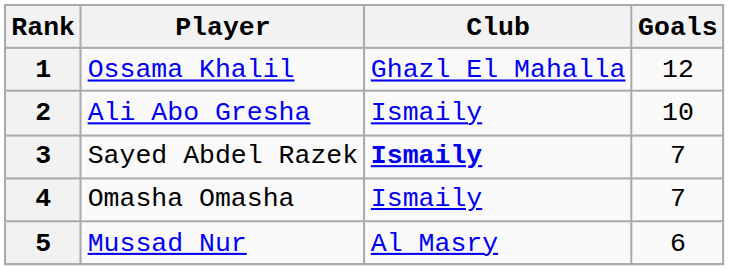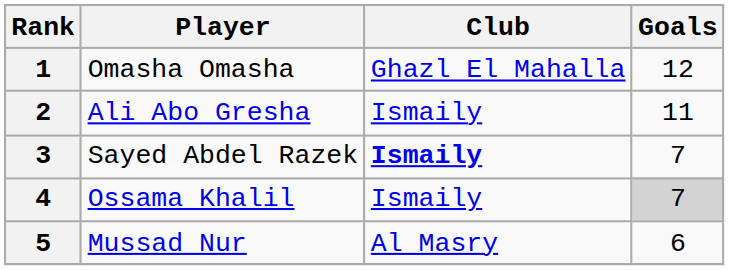(191, 70) Ossama Khalil -> (191, 70) Omasha Omasha
(678, 113) 10 -> (678, 113) 11
(191, 200) Omasha Omasha -> (191, 200) Ossama Khalil
(678, 200) no background -> (678, 200) lightgrey background
